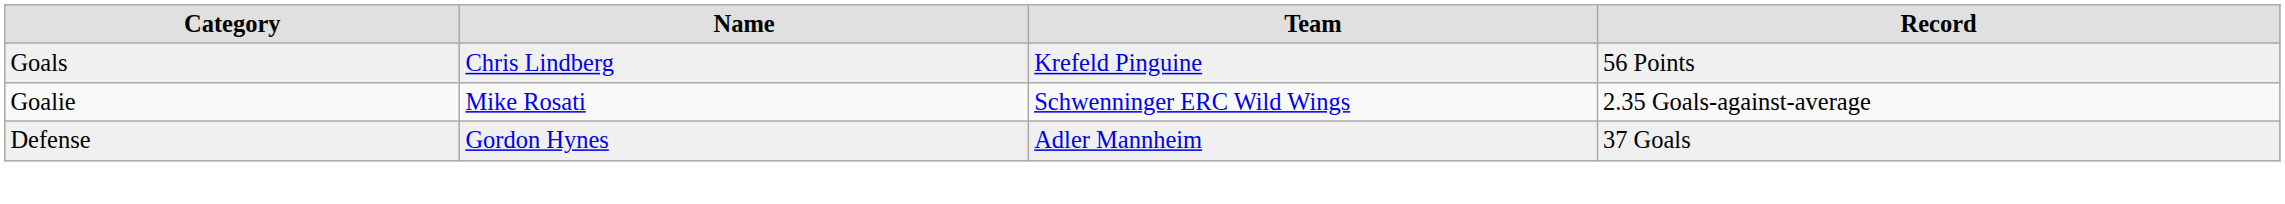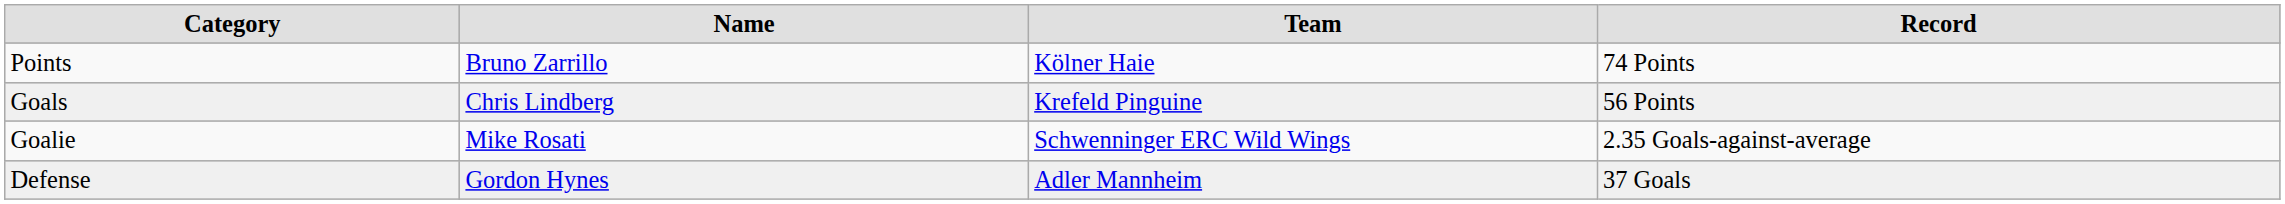+ row: (41, 62)
